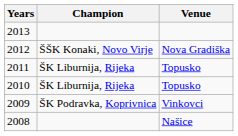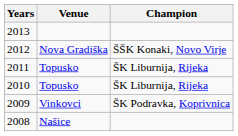columns swapped: (196, 13) <-> (98, 13)
